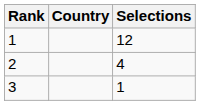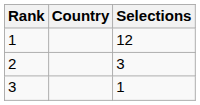(120, 64) 4 -> (120, 64) 3
